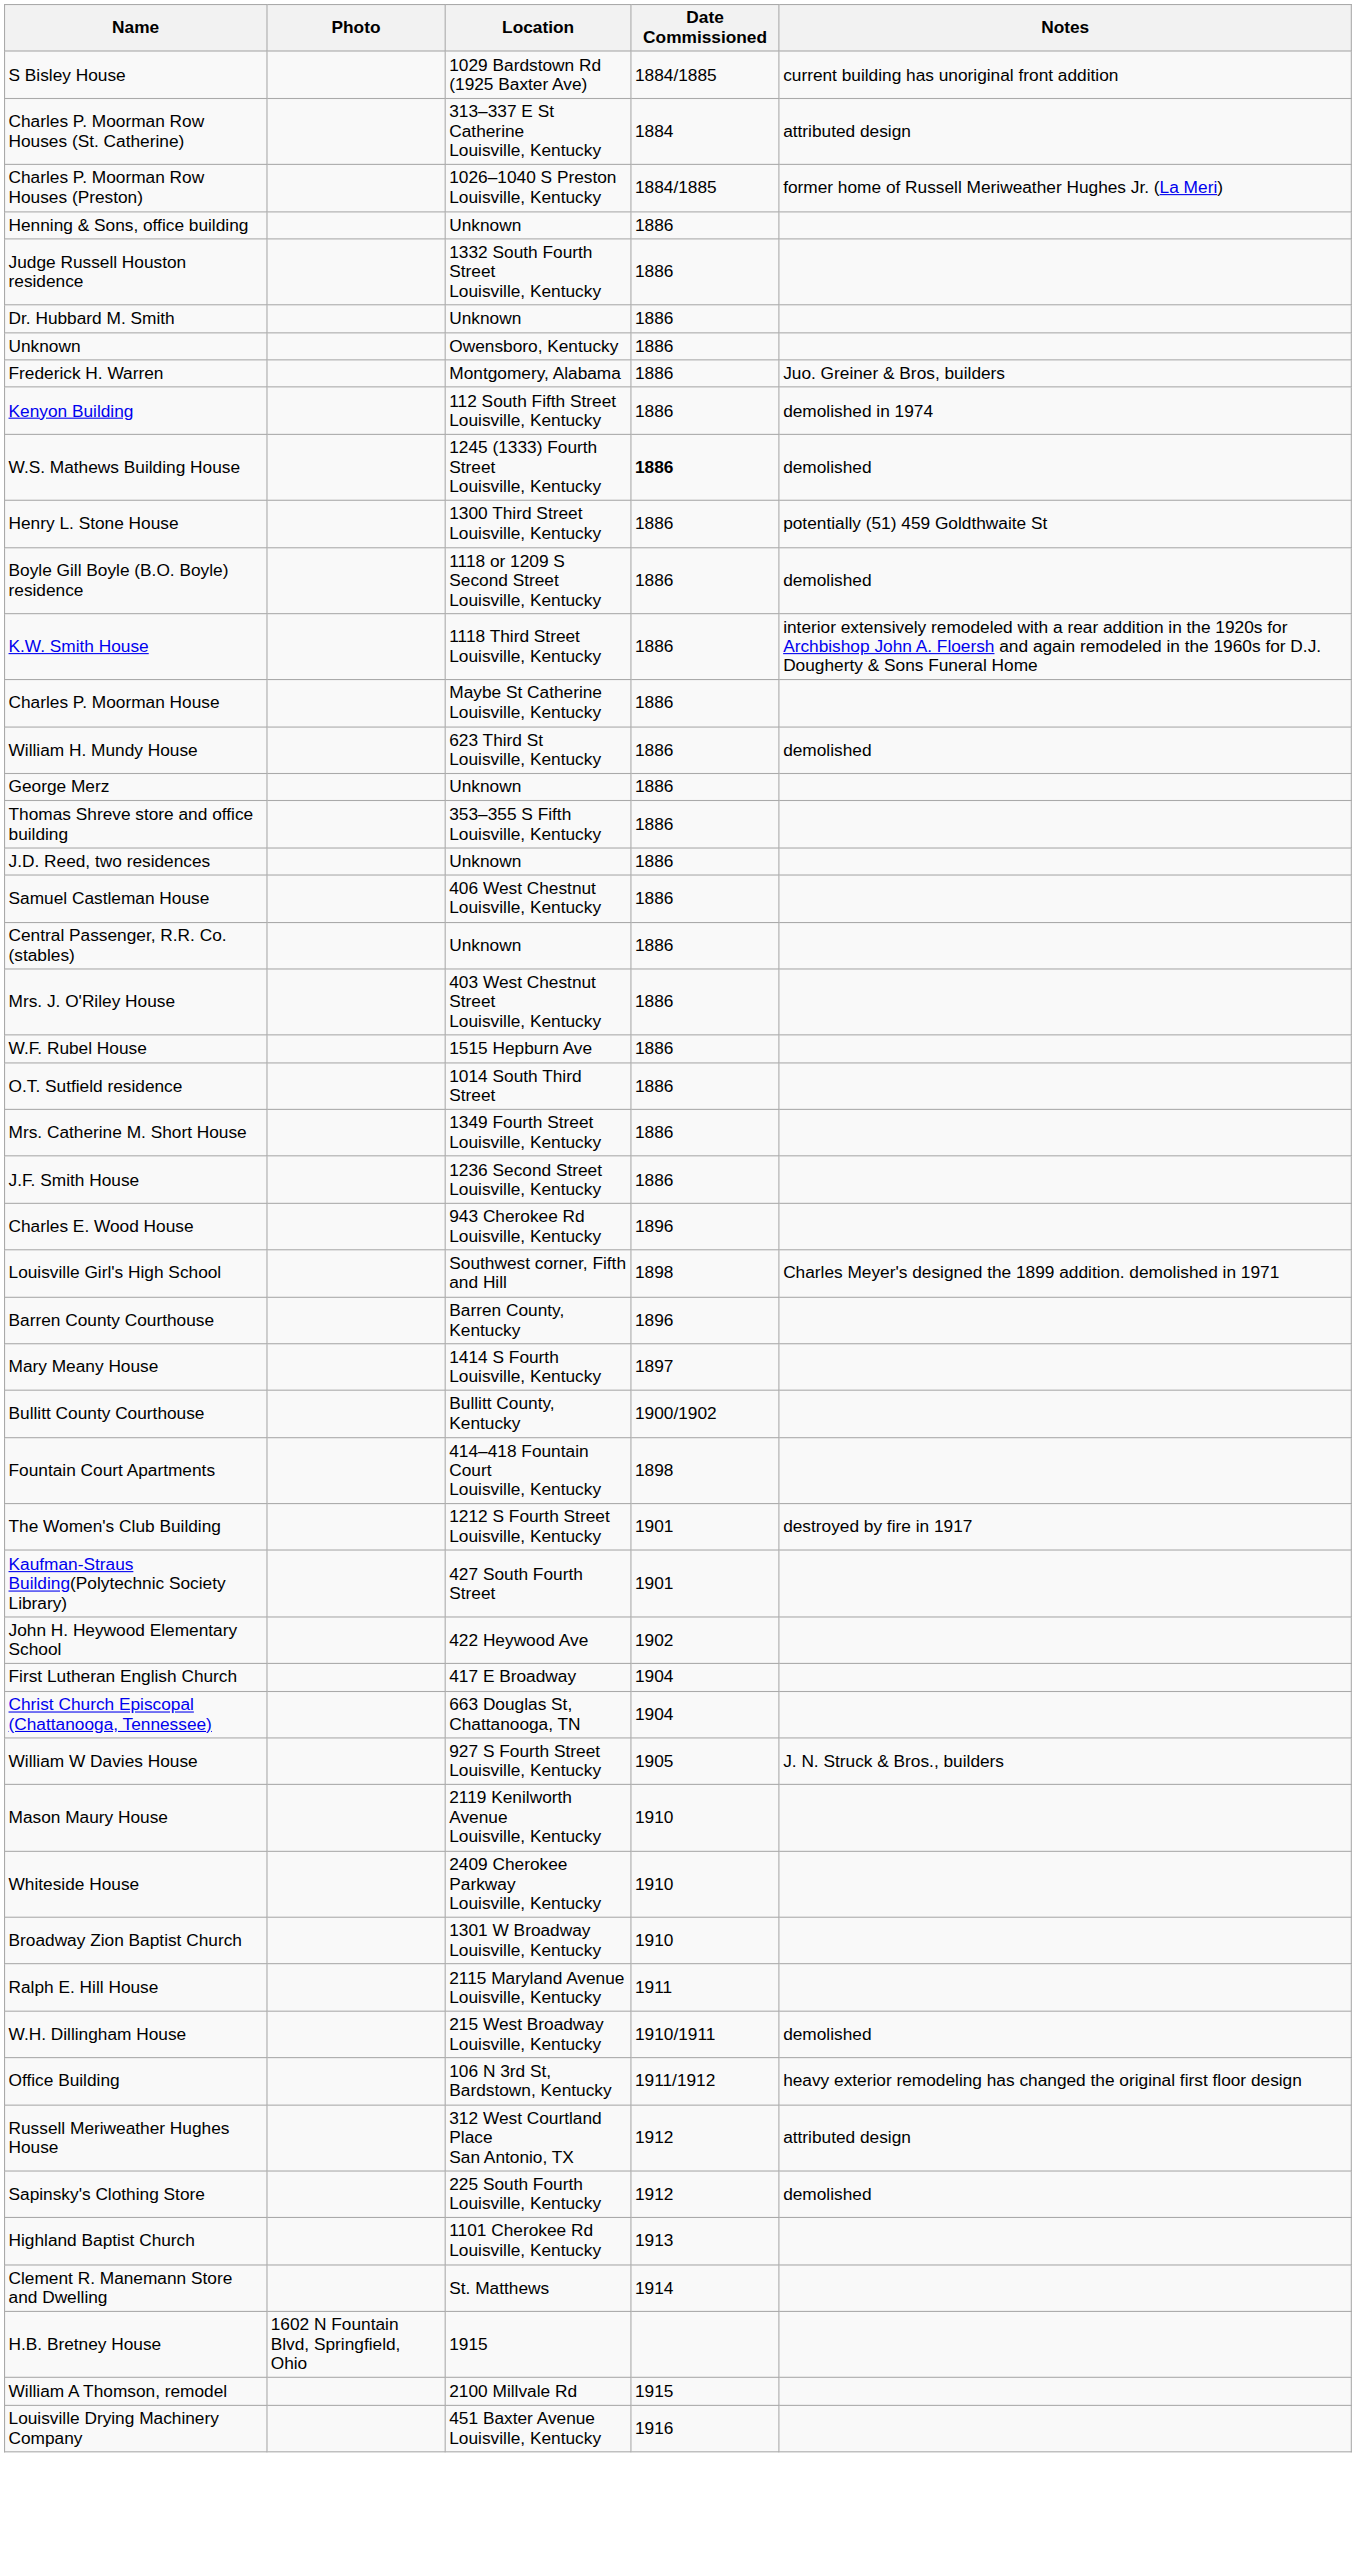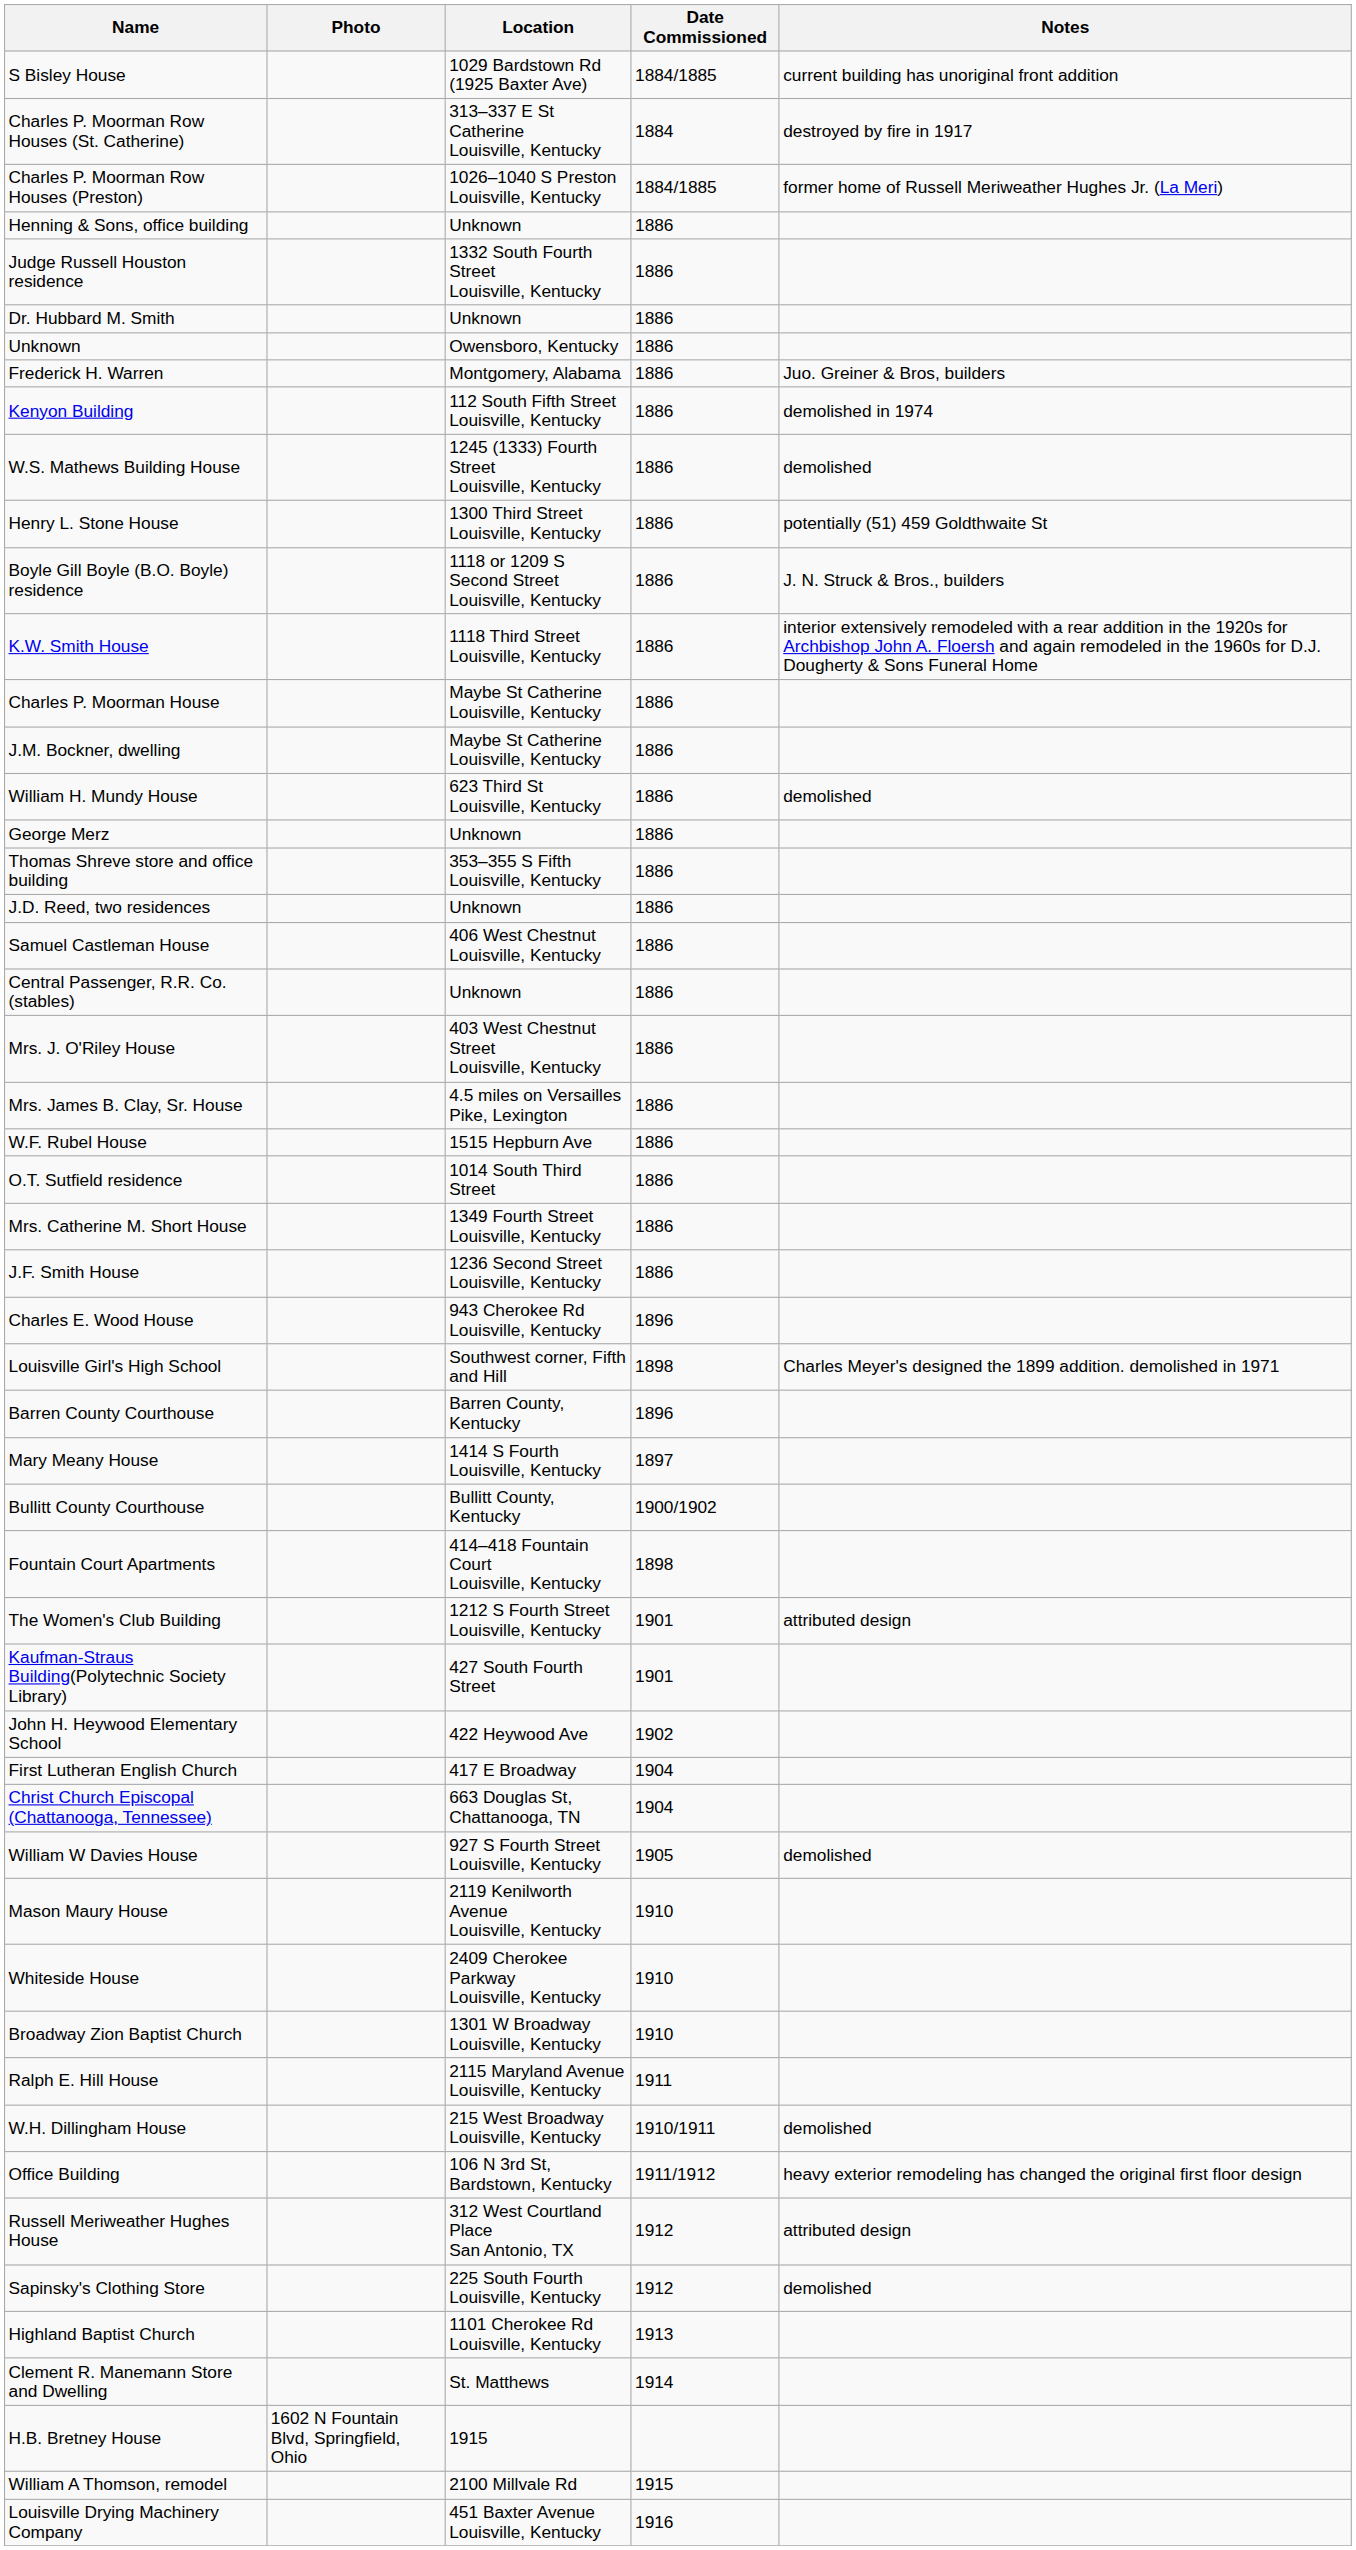(847, 131) attributed design -> (878, 131) destroyed by fire in 1917
(654, 467) bold -> (654, 467) normal
(827, 580) demolished -> (894, 580) J. N. Struck & Bros., builders
+ row: (94, 750)
+ row: (126, 1105)
(878, 1526) destroyed by fire in 1917 -> (847, 1620) attributed design
(894, 1761) J. N. Struck & Bros., builders -> (827, 1854) demolished
